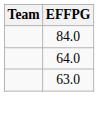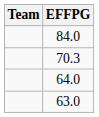+ row: (68, 58)
